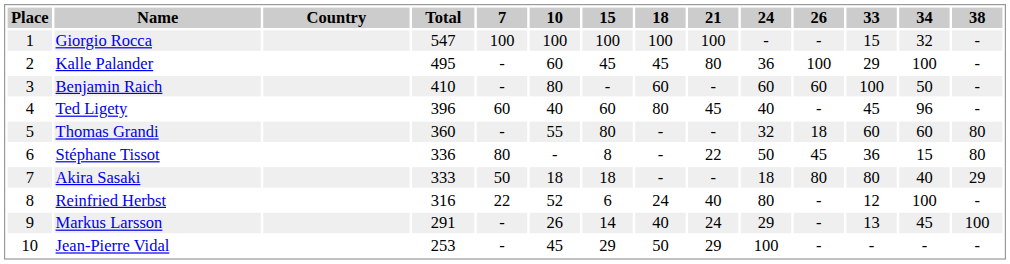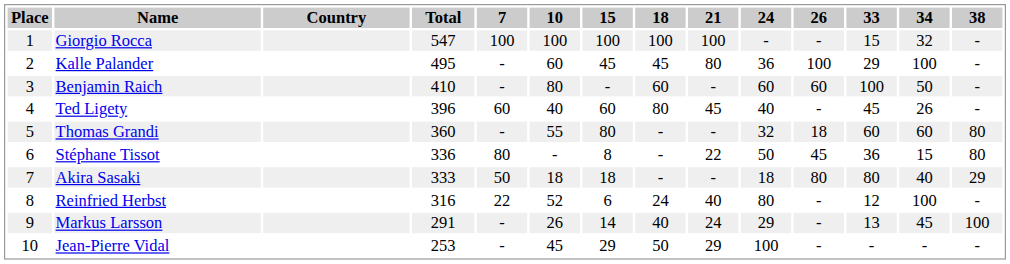(924, 109) 96 -> (924, 109) 26
